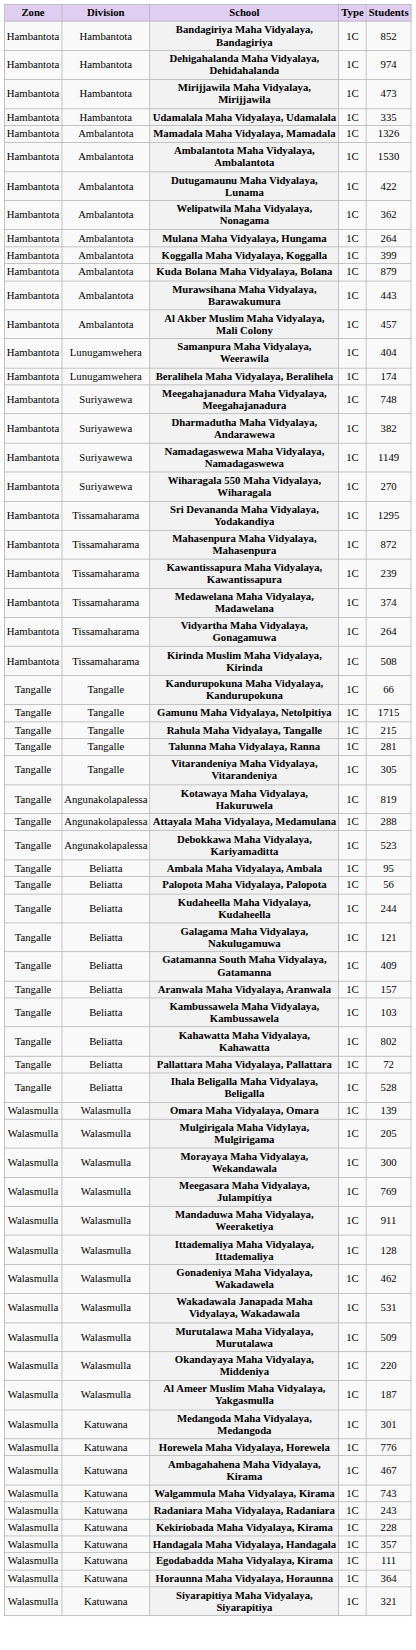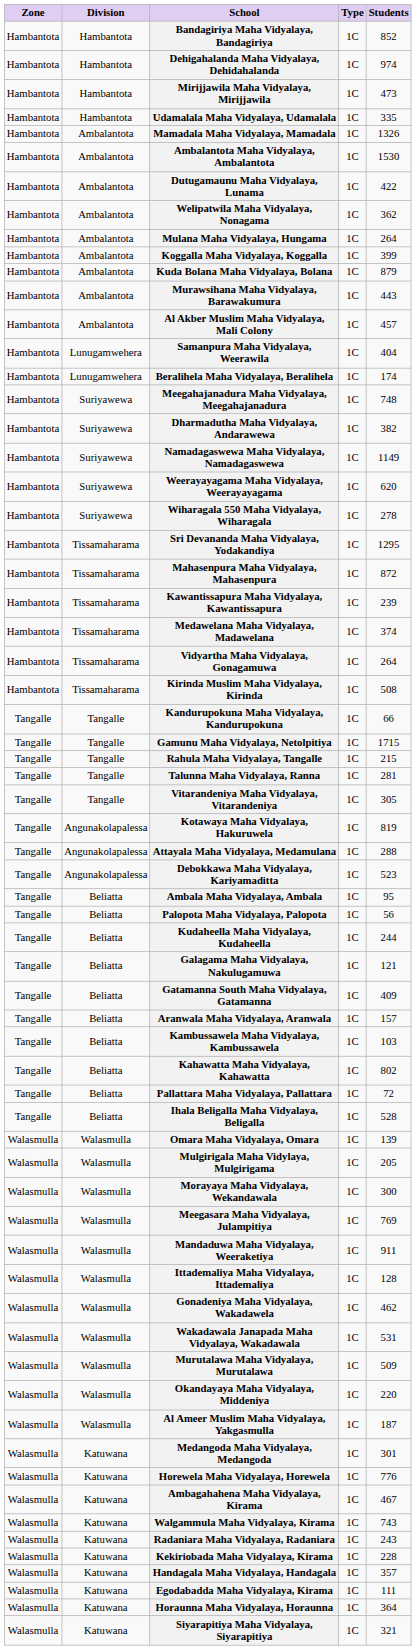+ row: (244, 486)
(389, 486) 270 -> (389, 515) 278
